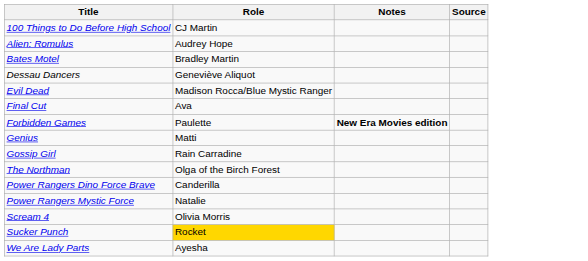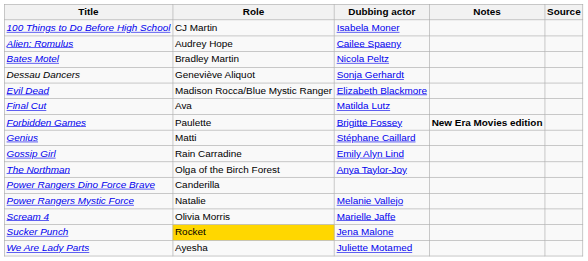+ column: (382, 12)
